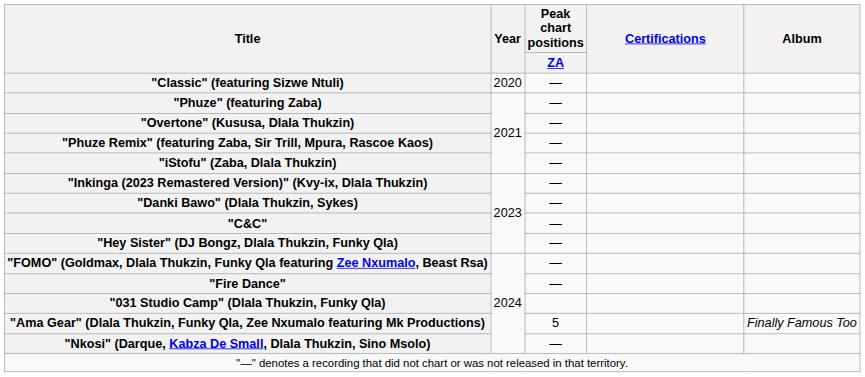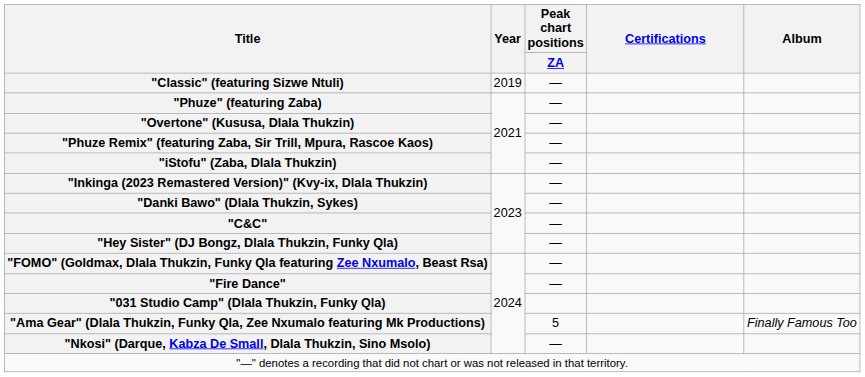(508, 83) 2020 -> (508, 83) 2019
